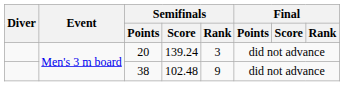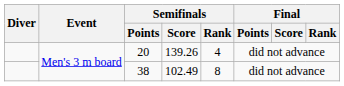(181, 52) 139.24 -> (181, 52) 139.26
(217, 52) 3 -> (217, 52) 4
(181, 71) 102.48 -> (181, 71) 102.49
(217, 71) 9 -> (217, 71) 8
